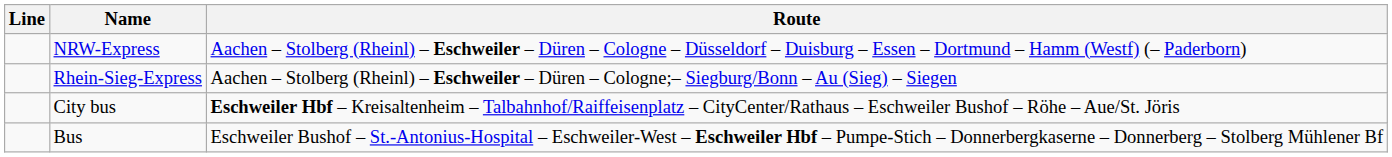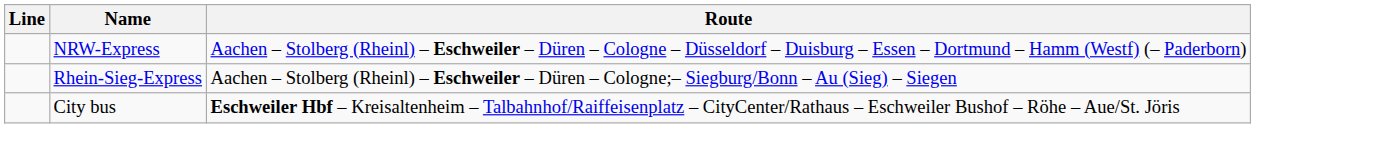- row: (68, 136)
